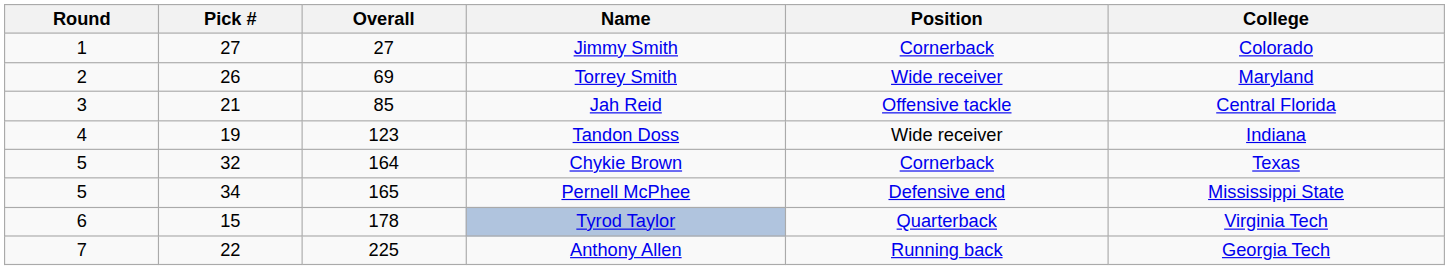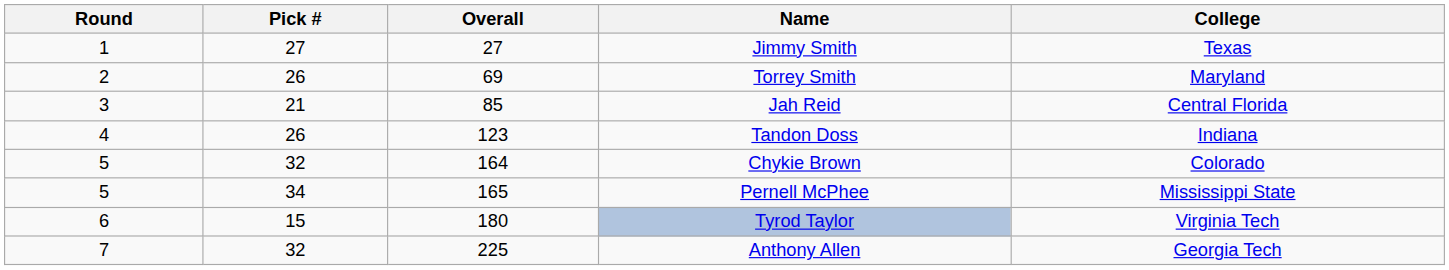- column: (947, 18)
(1276, 47) Colorado -> (1228, 47) Texas
(230, 134) 19 -> (295, 134) 26
(1276, 163) Texas -> (1228, 163) Colorado
(384, 221) 178 -> (493, 221) 180
(230, 250) 22 -> (295, 250) 32
